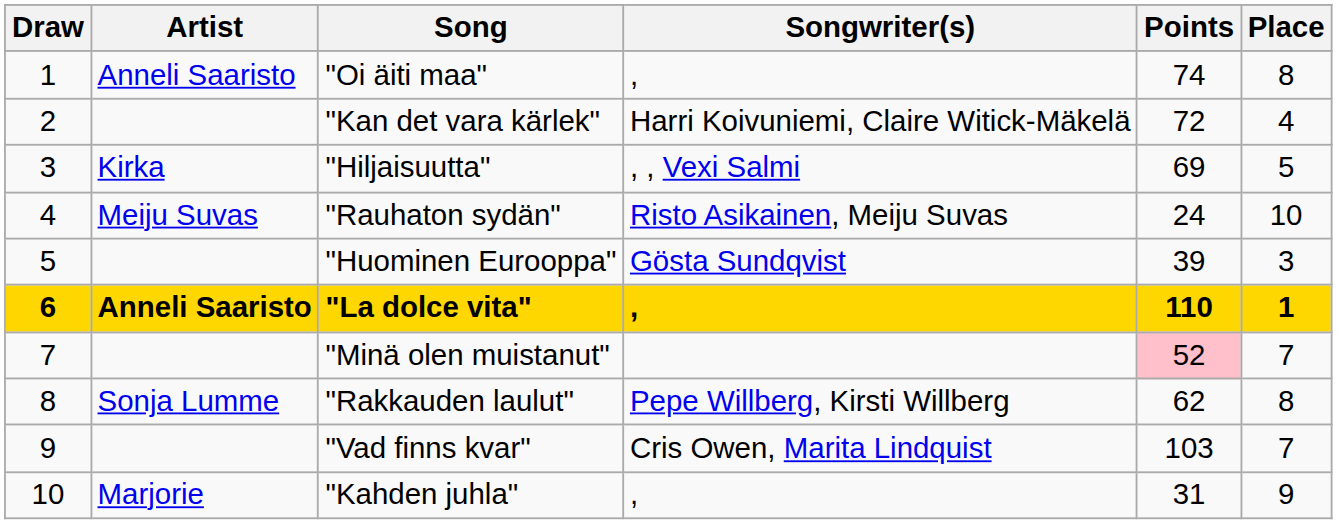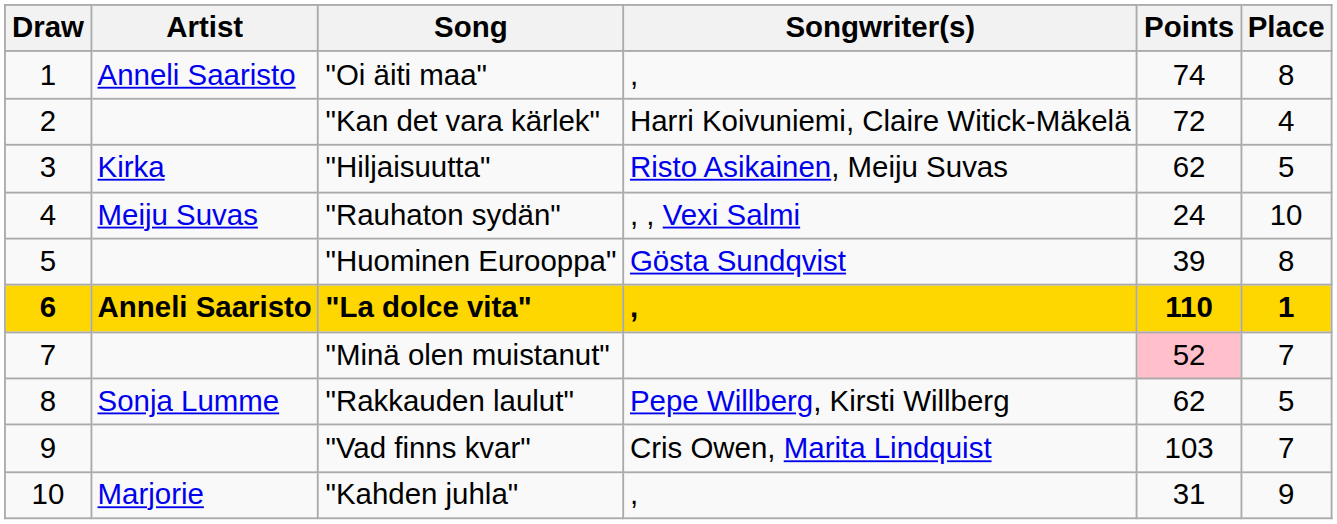(715, 167) , , Vexi Salmi -> (819, 167) Risto Asikainen, Meiju Suvas
(1189, 167) 69 -> (1189, 167) 62
(819, 214) Risto Asikainen, Meiju Suvas -> (715, 214) , , Vexi Salmi
(1286, 261) 3 -> (1286, 261) 8
(1286, 401) 8 -> (1286, 401) 5
